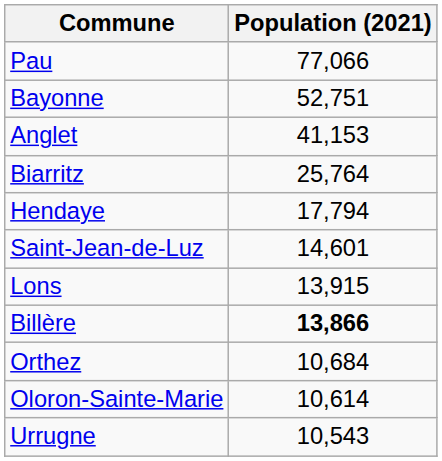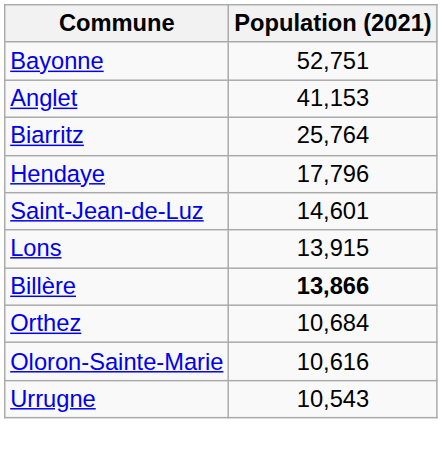- row: (31, 60)
(333, 211) 17,794 -> (333, 173) 17,796
(333, 398) 10,614 -> (333, 361) 10,616
